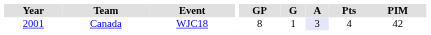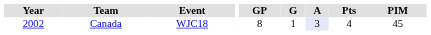(33, 23) 2001 -> (33, 23) 2002
(398, 23) 42 -> (398, 23) 45
